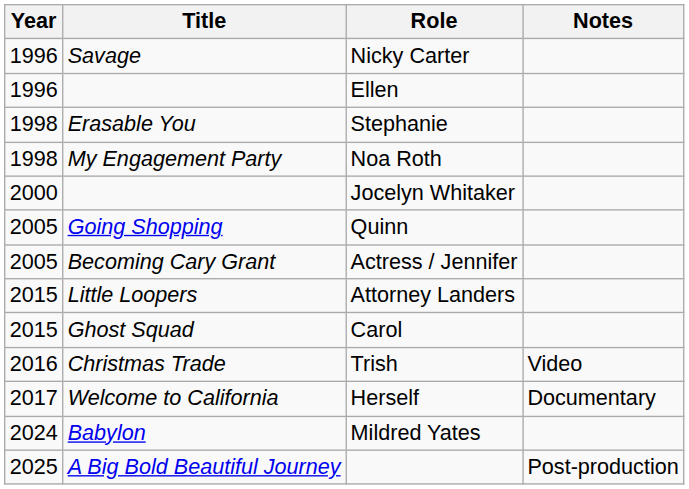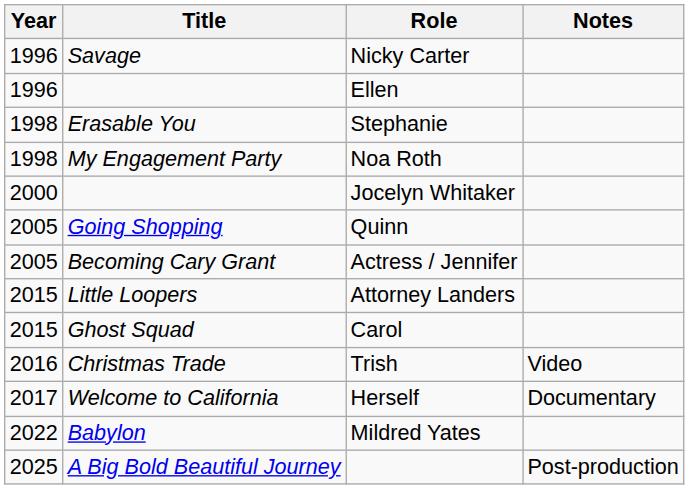(34, 432) 2024 -> (34, 432) 2022
